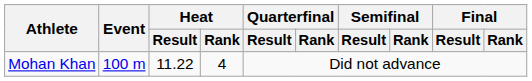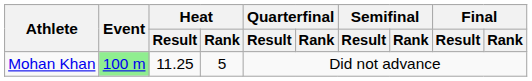(124, 64) no background -> (124, 64) lightgreen background
(175, 64) 11.22 -> (175, 64) 11.25
(222, 64) 4 -> (222, 64) 5
